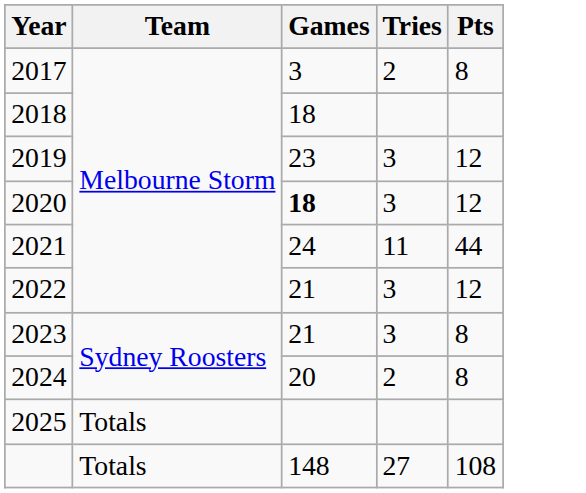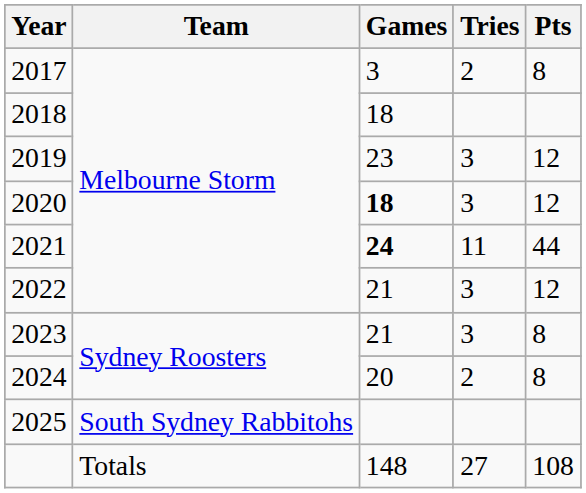(302, 245) normal -> (380, 245) bold
(113, 421) Totals -> (216, 421) South Sydney Rabbitohs
